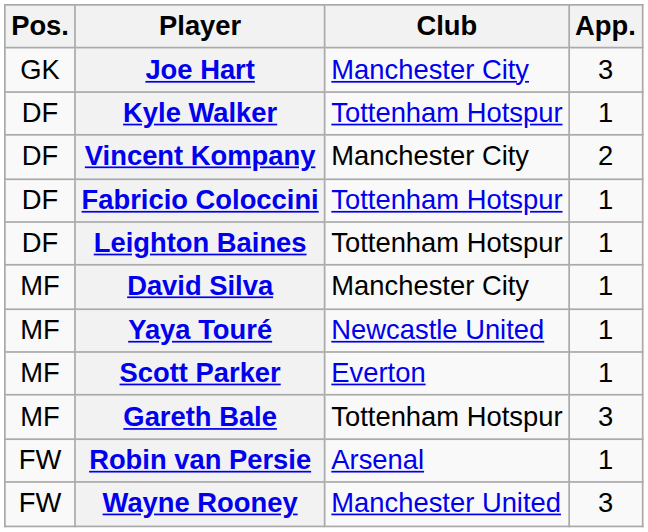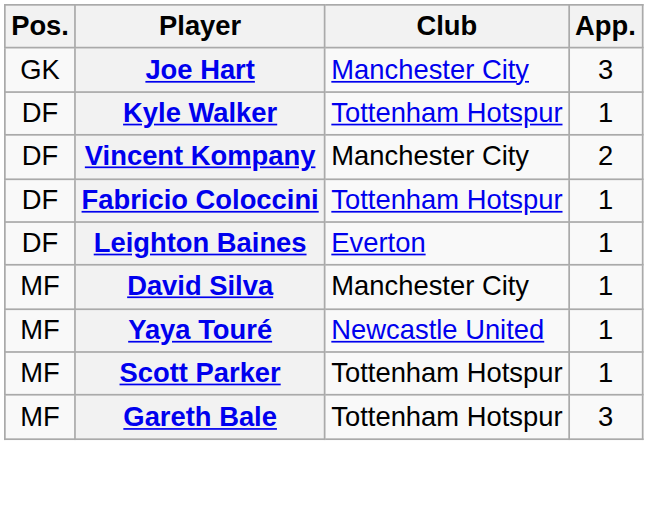(447, 243) Tottenham Hotspur -> (378, 243) Everton
(378, 373) Everton -> (447, 373) Tottenham Hotspur
- row: (200, 460)
- row: (200, 503)
